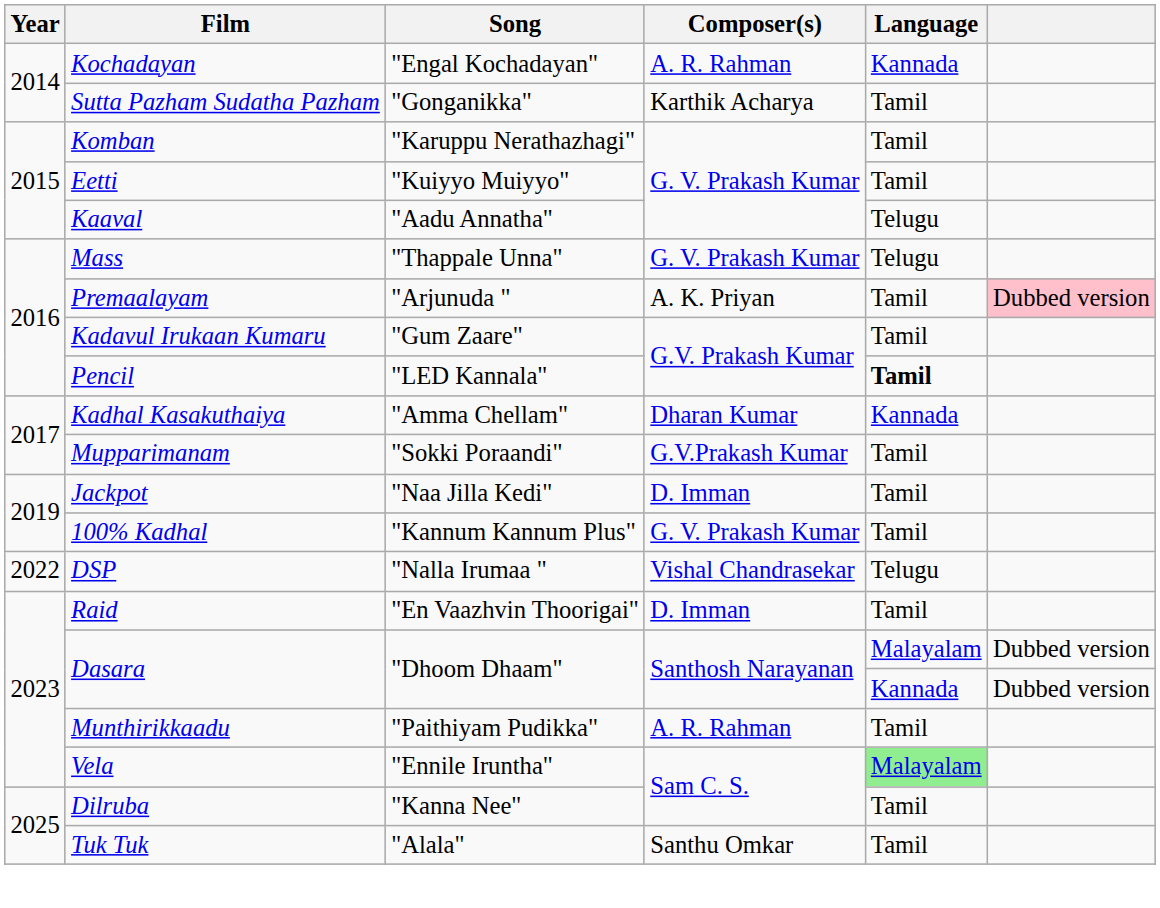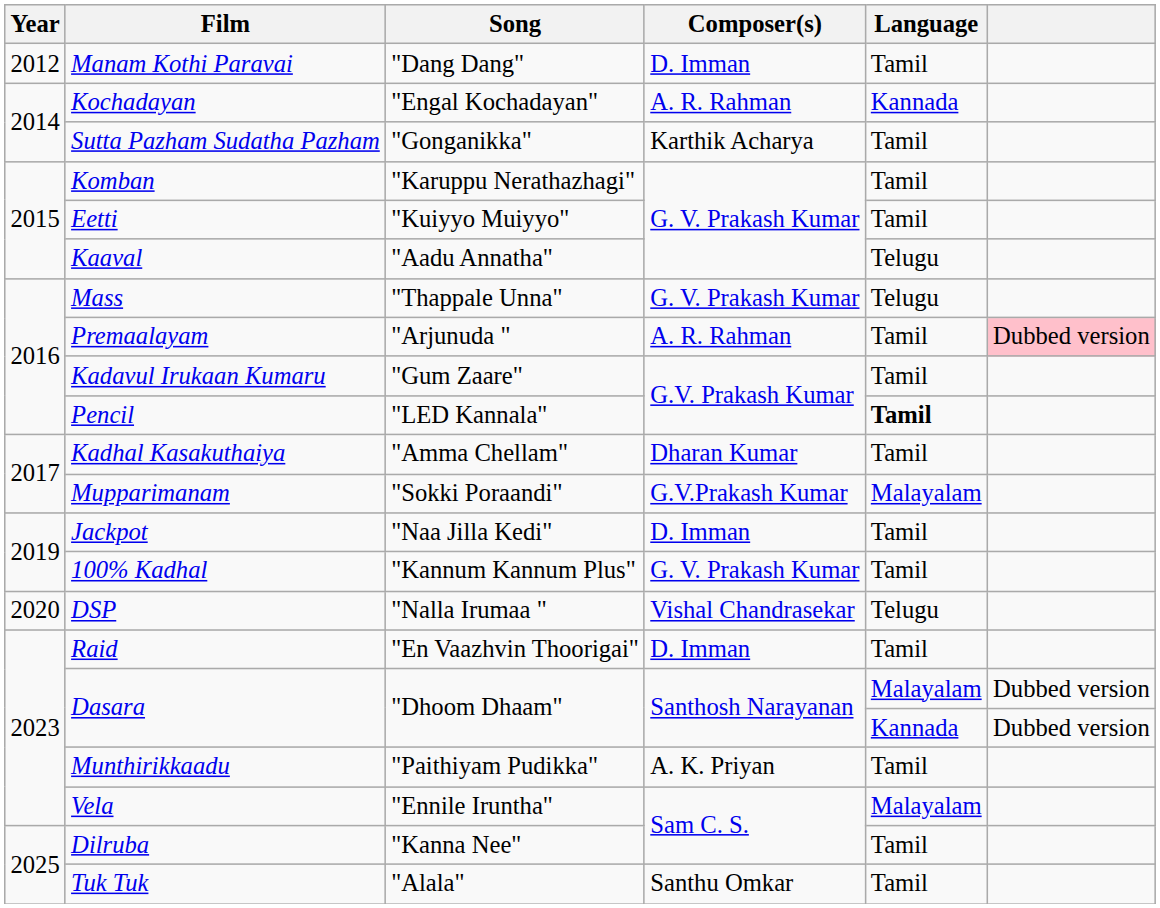+ row: (182, 63)
(713, 297) A. K. Priyan -> (721, 336) A. R. Rahman
(915, 414) Kannada -> (899, 453) Tamil
(899, 453) Tamil -> (926, 492) Malayalam
(35, 571) 2022 -> (35, 610) 2020
(721, 727) A. R. Rahman -> (713, 766) A. K. Priyan
(926, 766) lightgreen background -> (926, 805) no background
